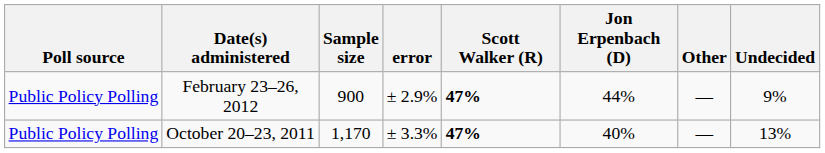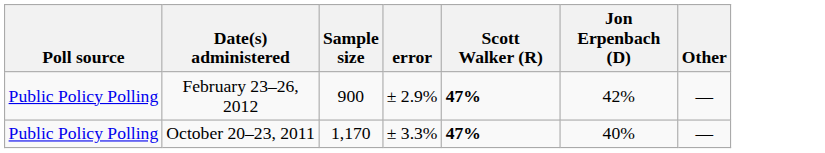- column: (775, 58)
(619, 95) 44% -> (619, 95) 42%
